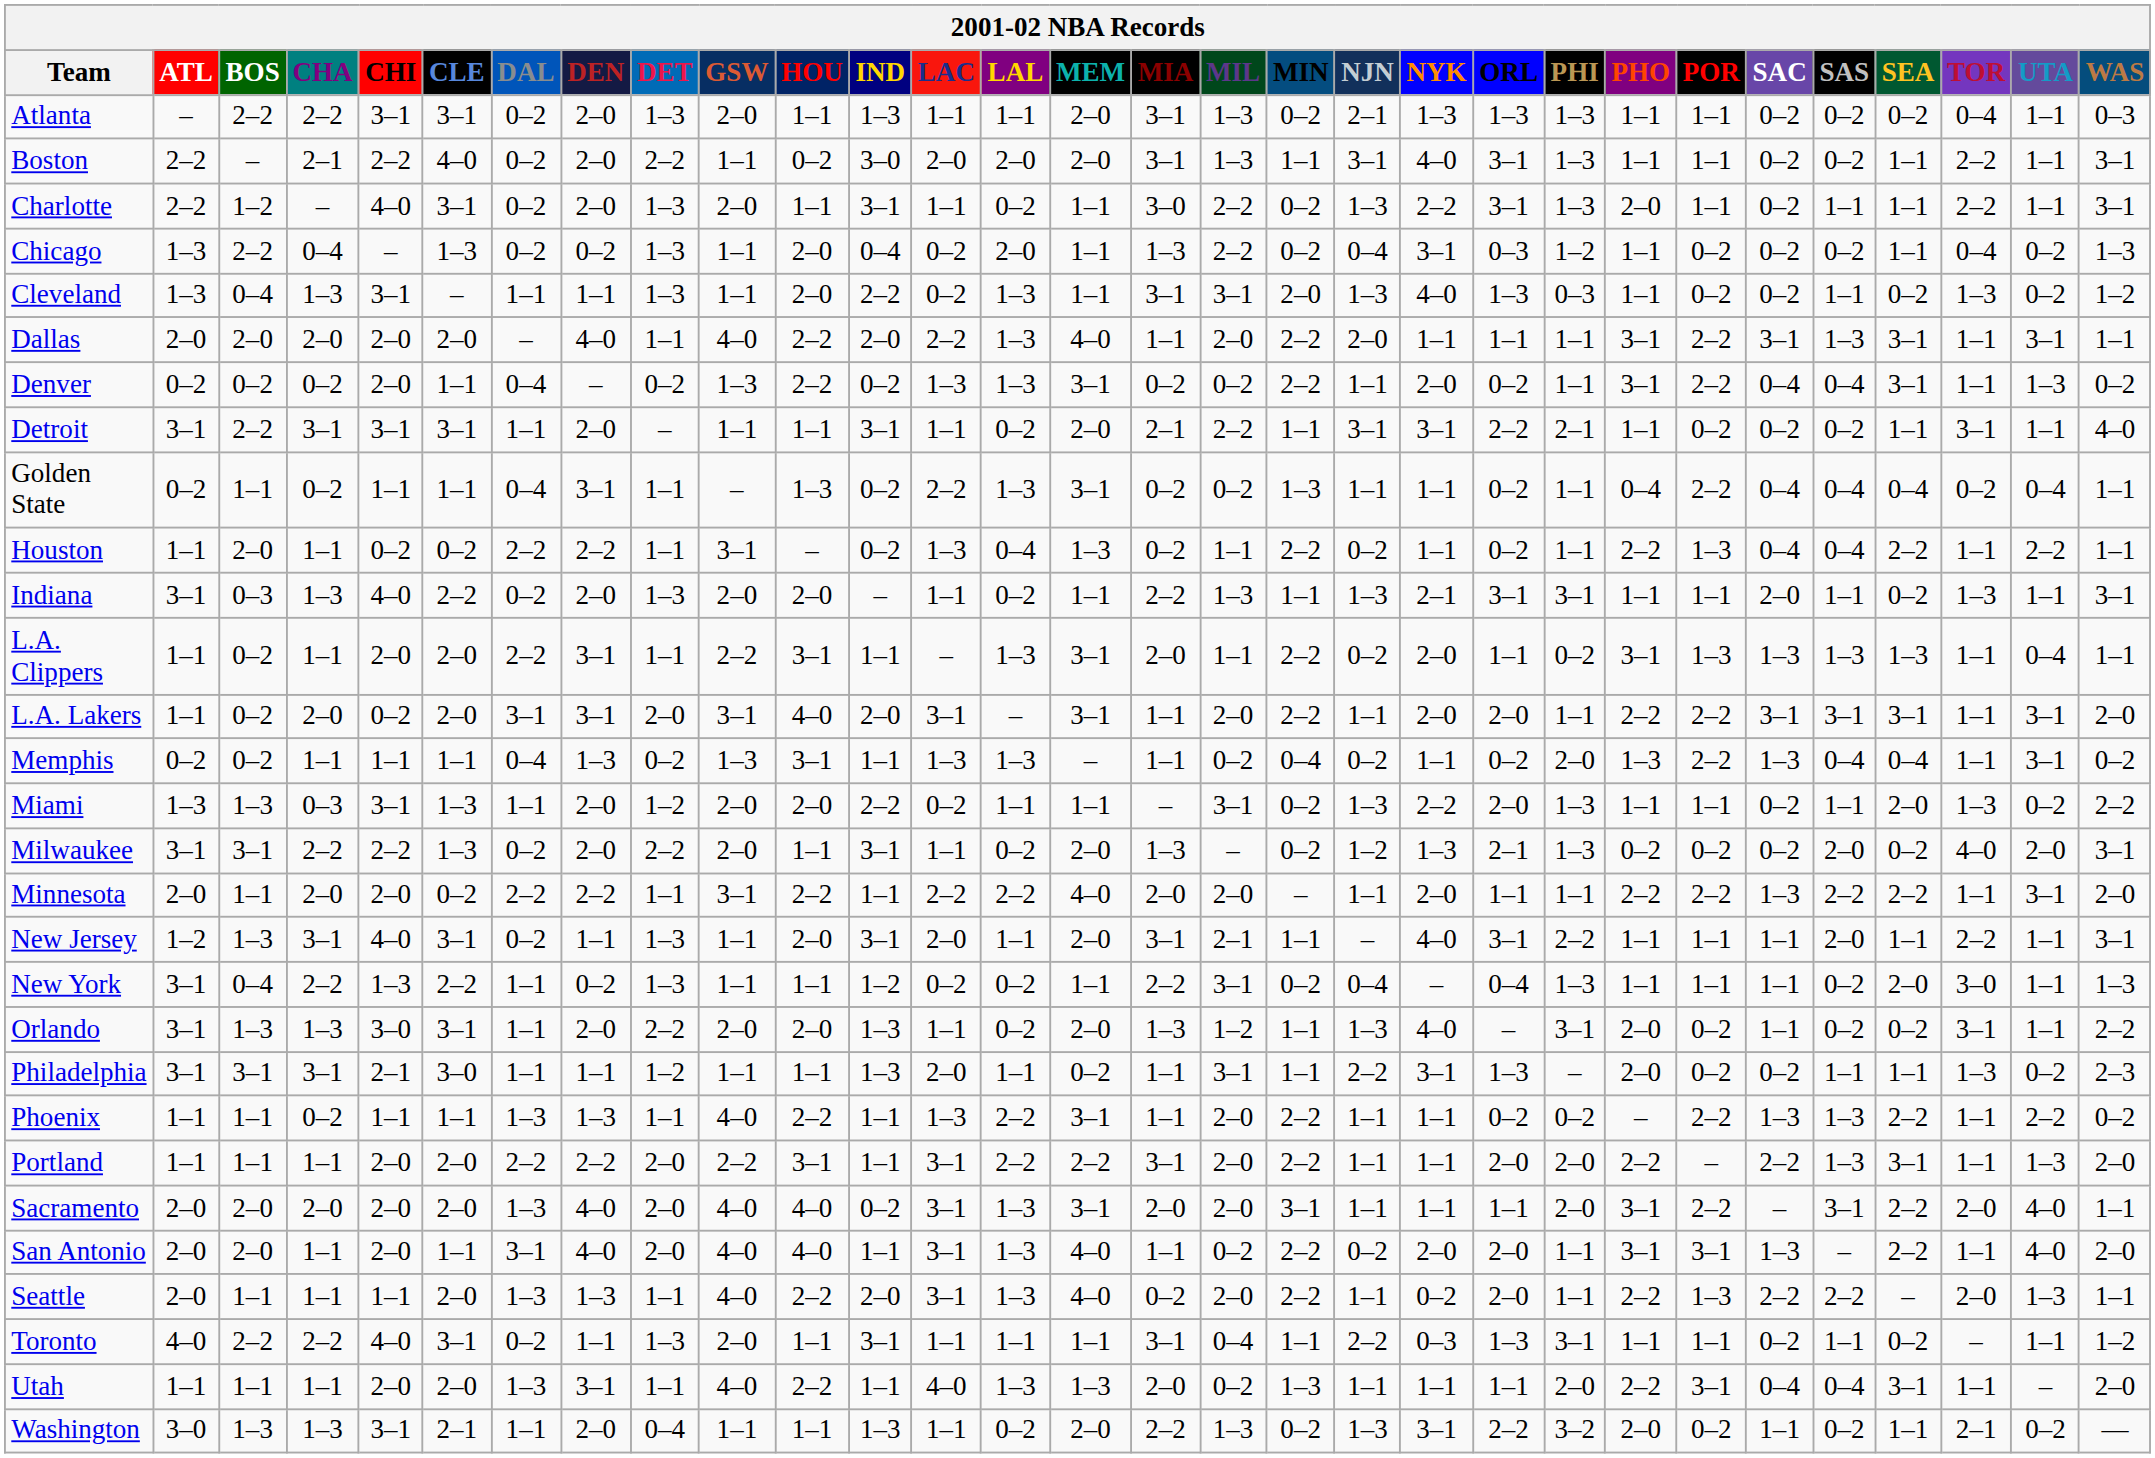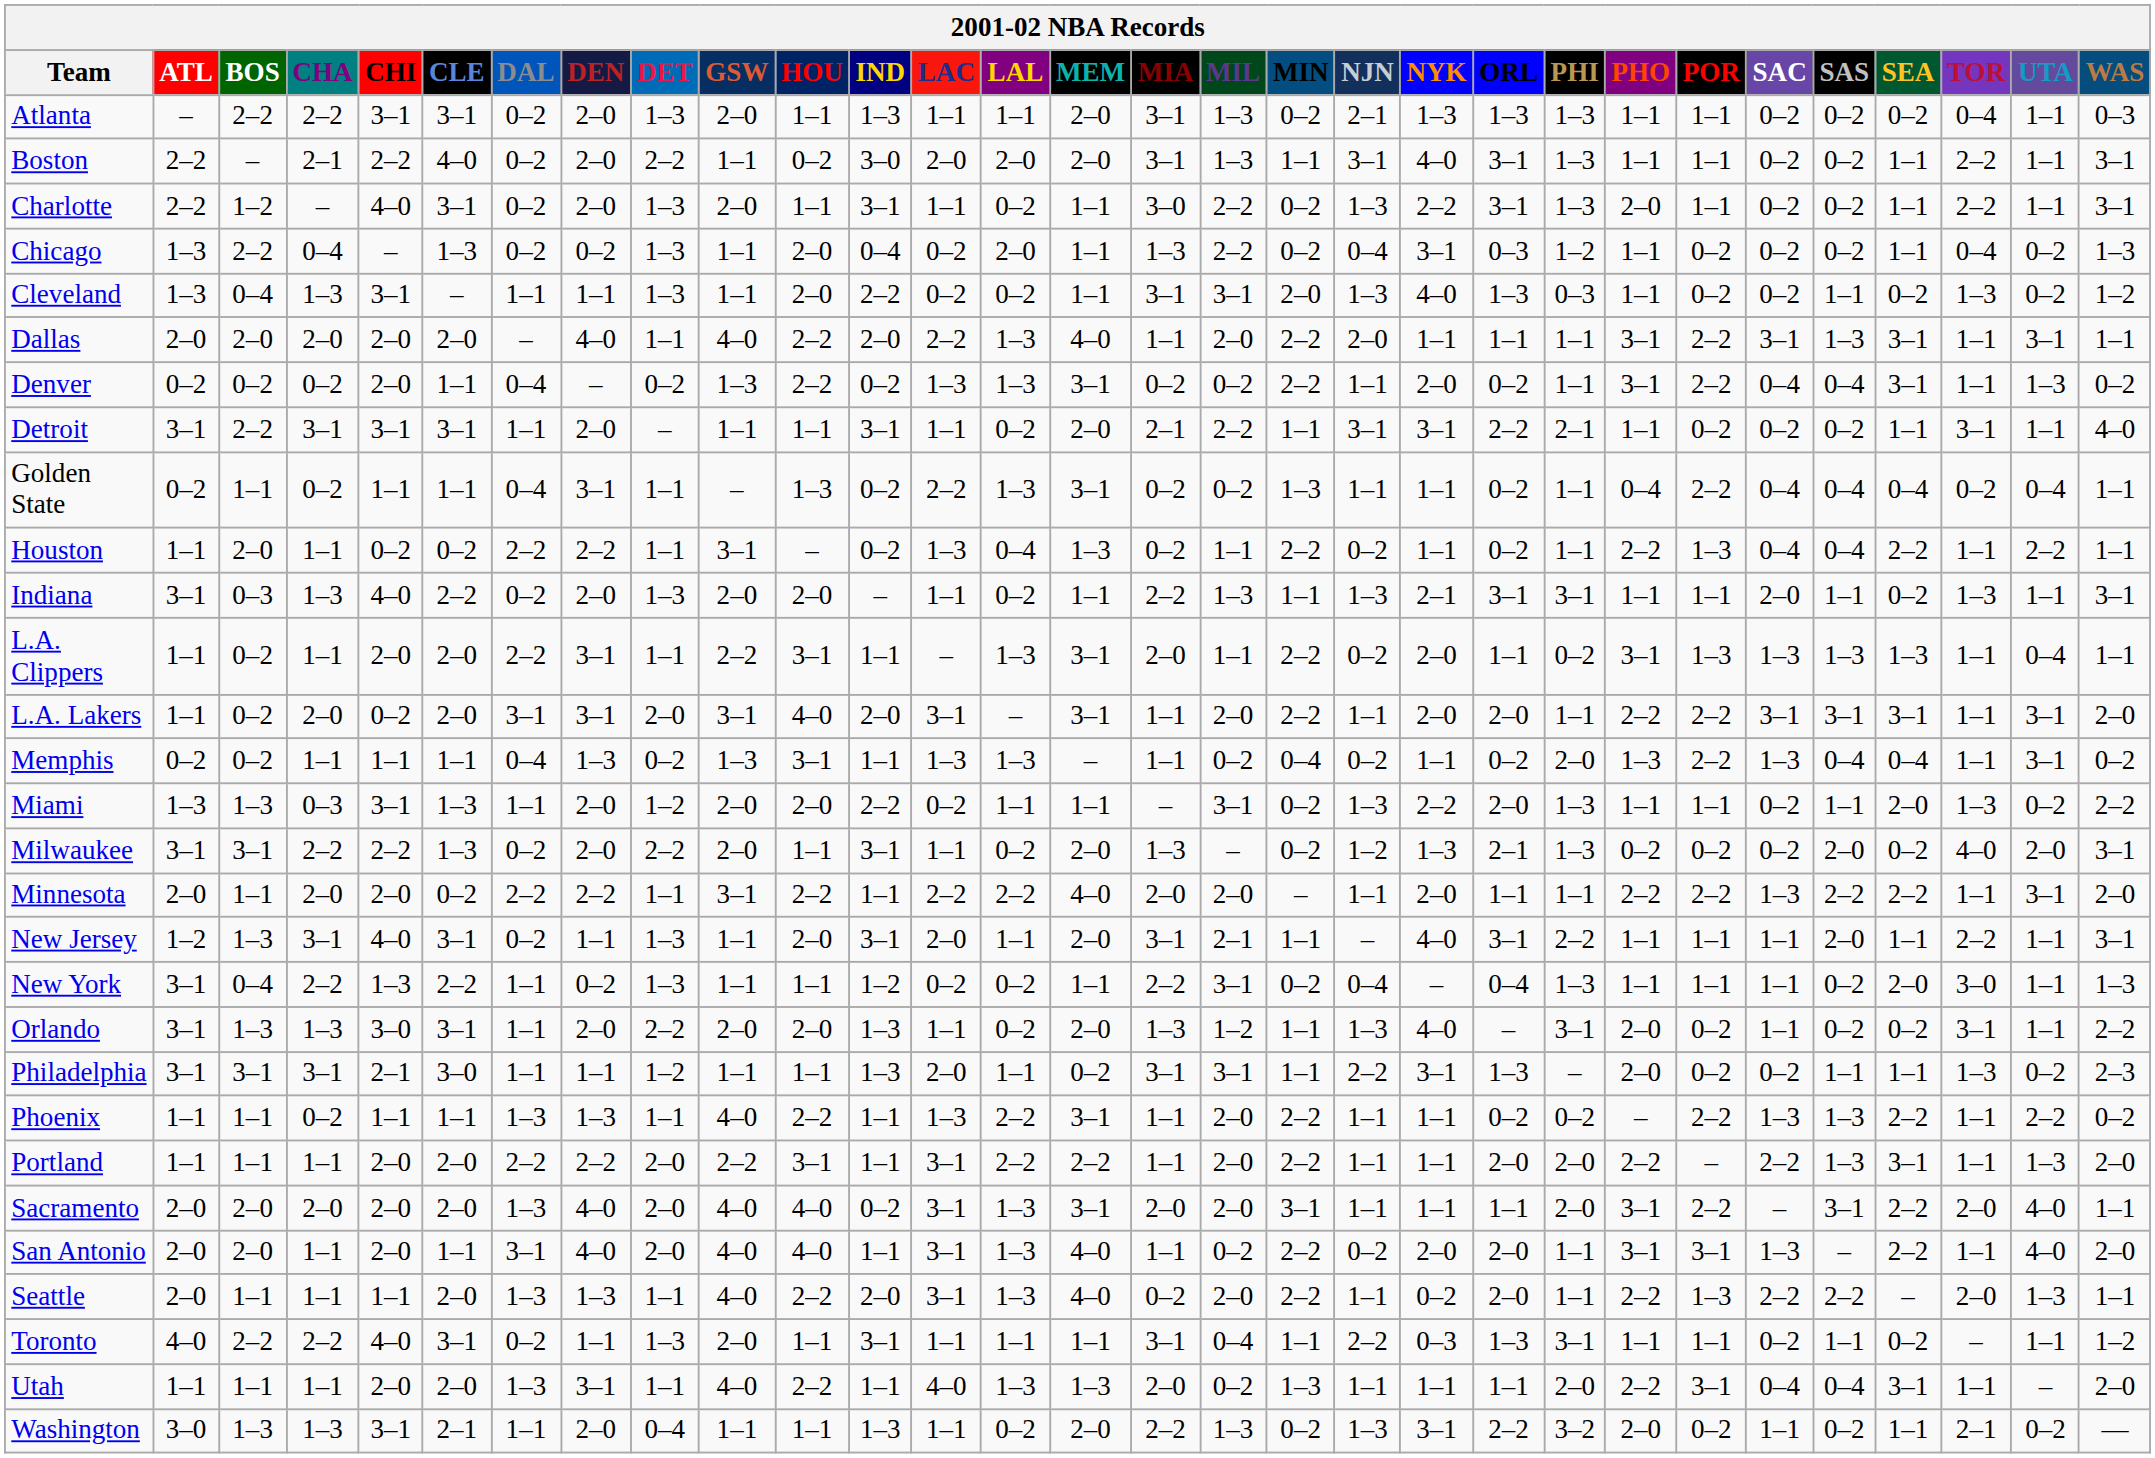(1844, 205) 1–1 -> (1844, 205) 0–2
(1015, 295) 1–3 -> (1015, 295) 0–2
(1166, 1073) 1–1 -> (1166, 1073) 3–1
(1166, 1162) 3–1 -> (1166, 1162) 1–1
